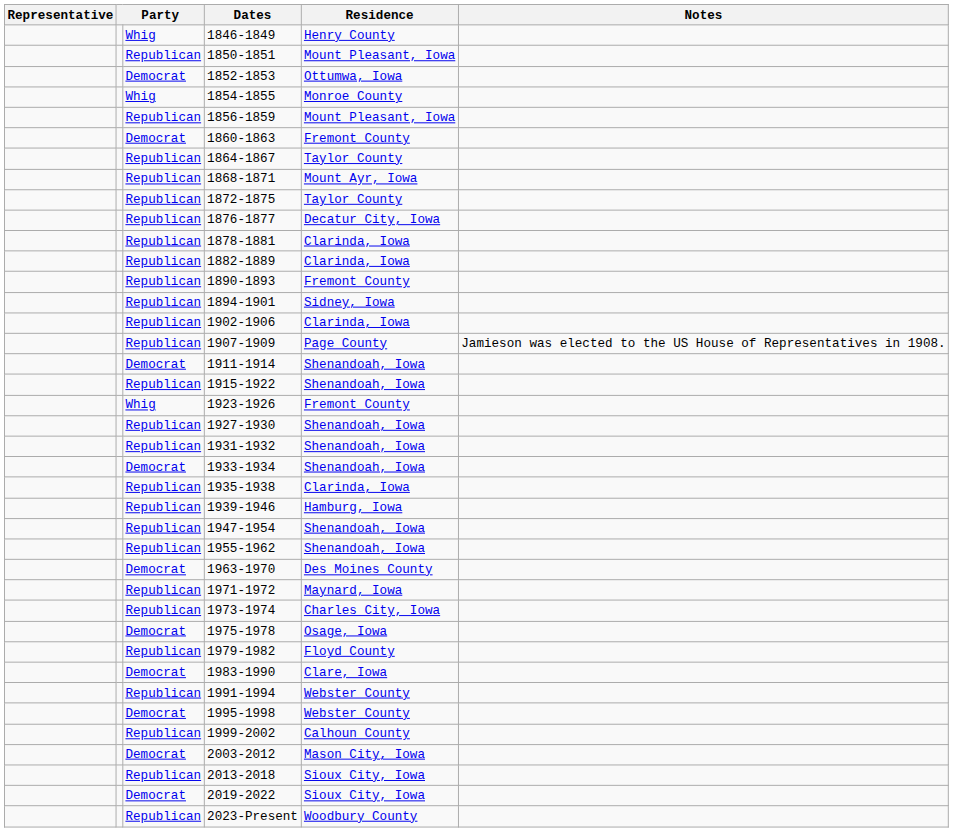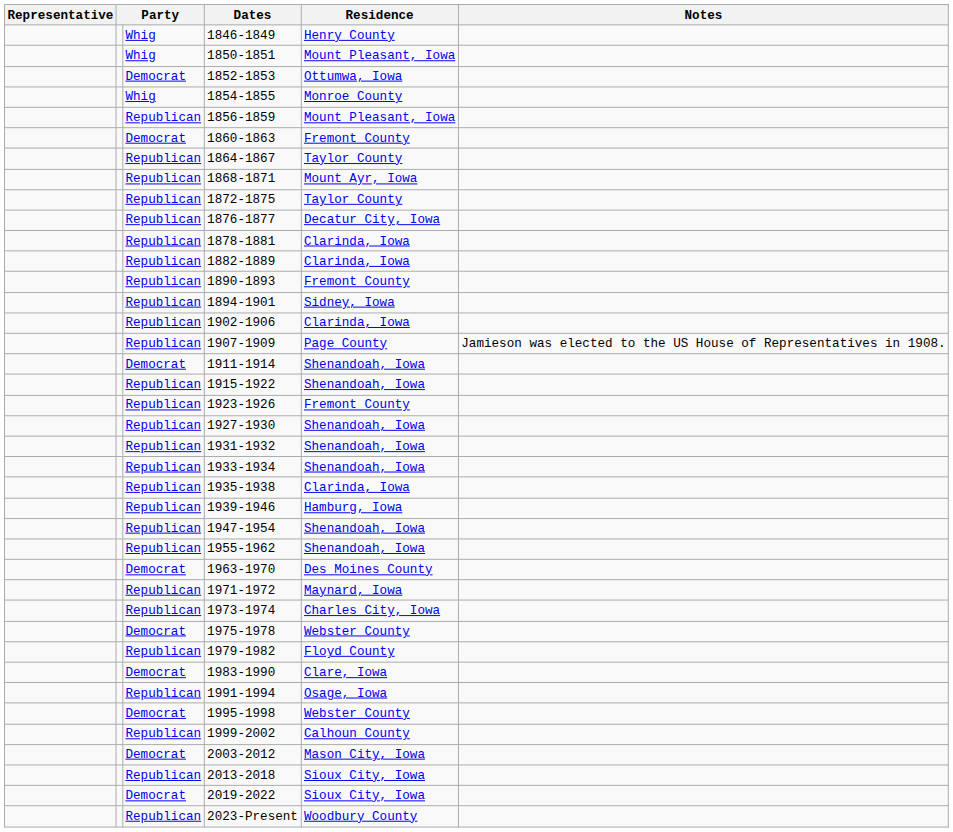(163, 56) Republican -> (141, 56) Whig
(141, 405) Whig -> (163, 405) Republican
(156, 467) Democrat -> (163, 467) Republican
(346, 631) Osage, Iowa -> (357, 631) Webster County
(357, 693) Webster County -> (346, 693) Osage, Iowa
